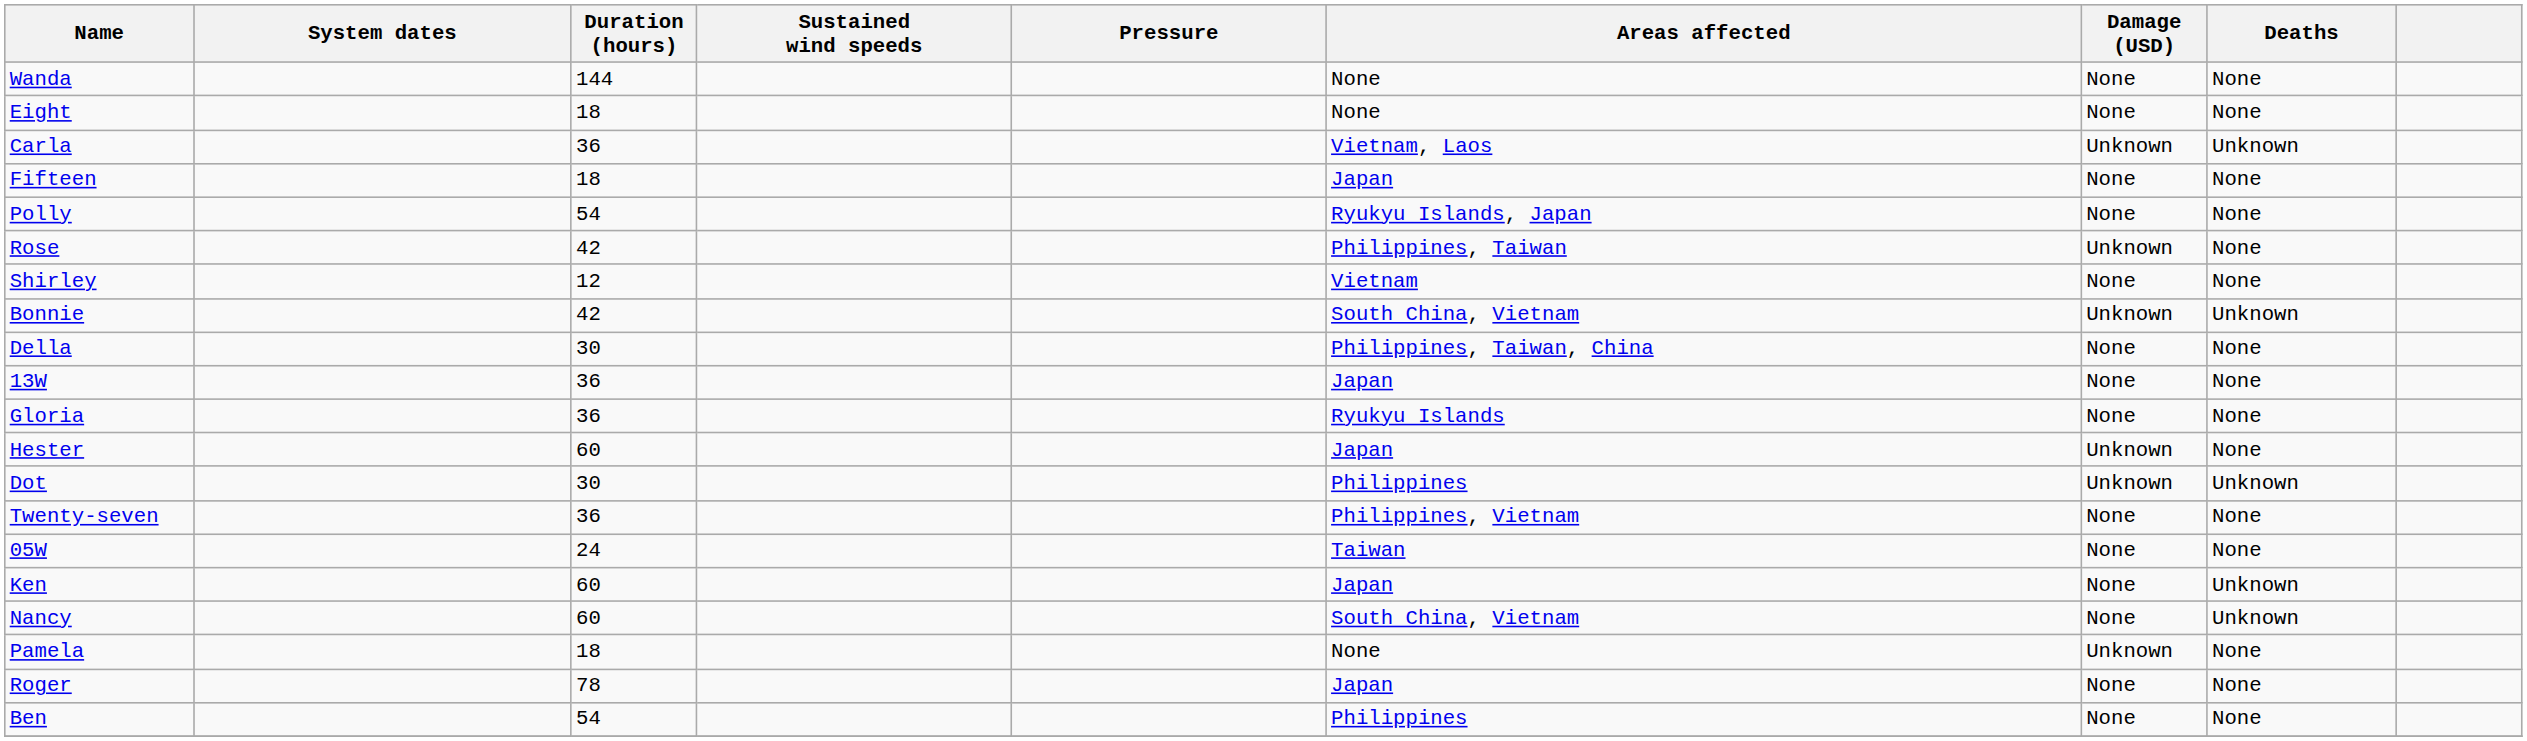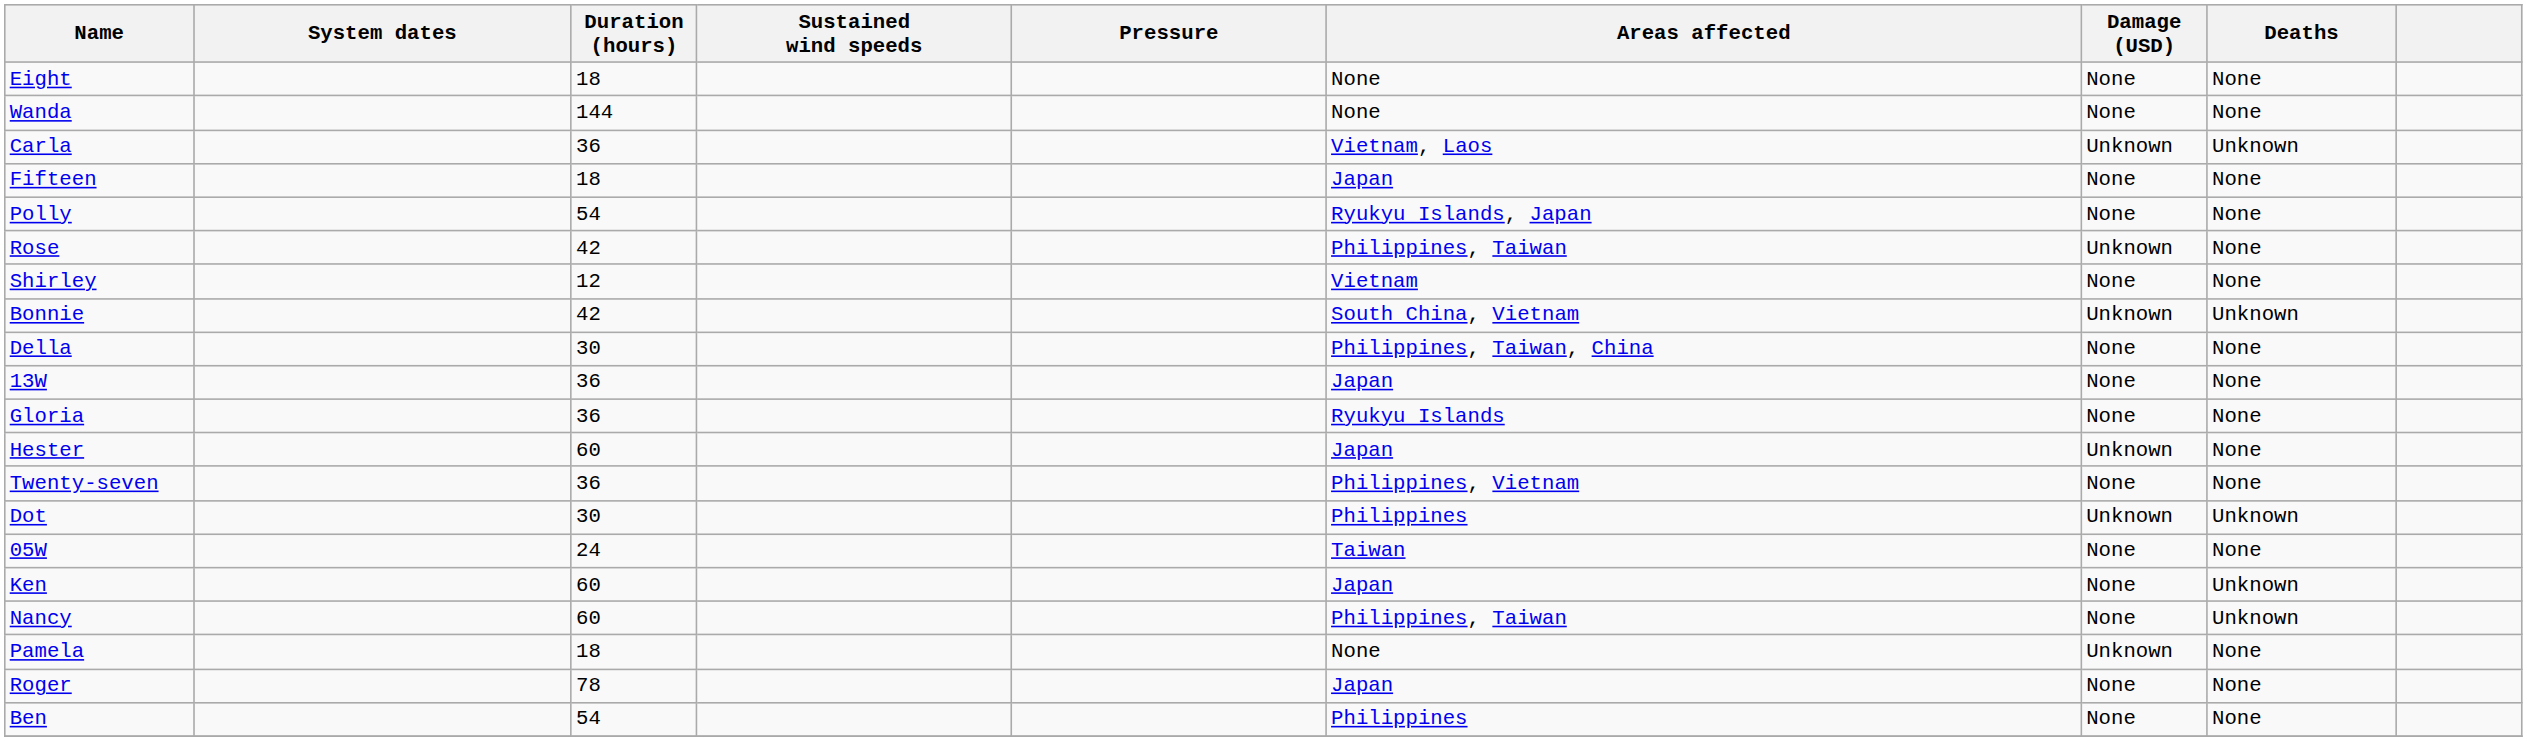rows swapped: (41, 79) <-> (41, 113)
rows swapped: (84, 517) <-> (28, 483)
(1455, 618) South China, Vietnam -> (1449, 618) Philippines, Taiwan
